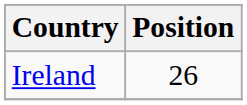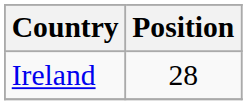(183, 74) 26 -> (183, 74) 28
